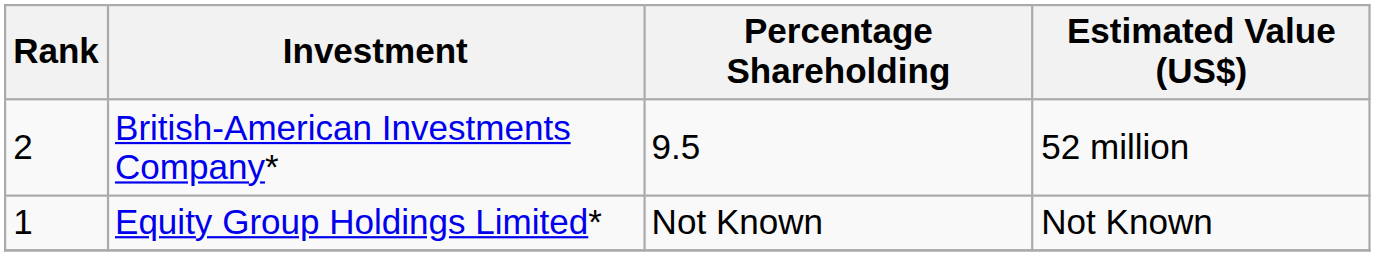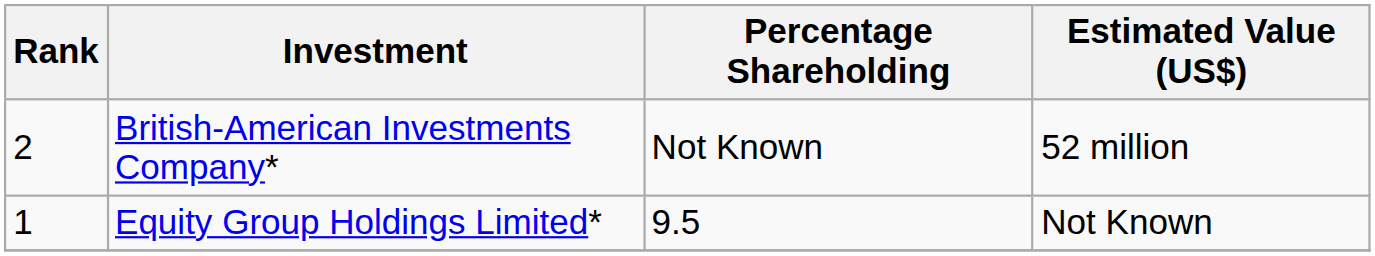(676, 146) 9.5 -> (737, 146) Not Known
(737, 222) Not Known -> (676, 222) 9.5
